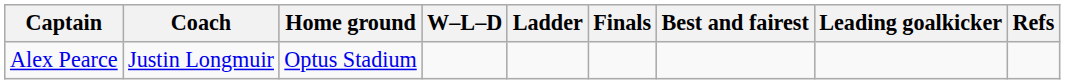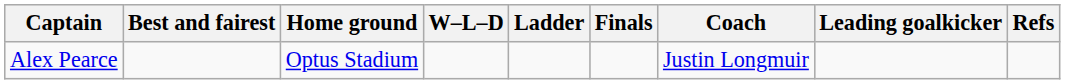columns swapped: (201, 23) <-> (735, 23)
